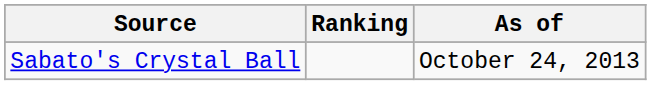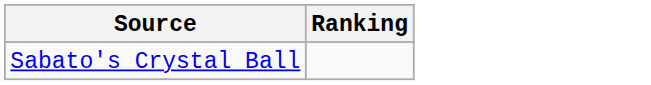- column: (529, 24)
